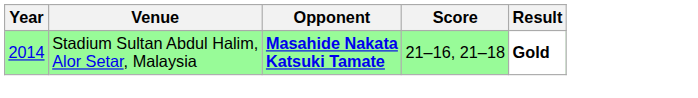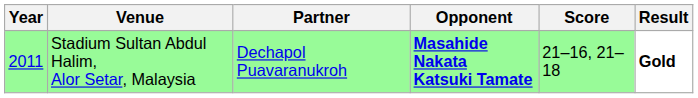+ column: (321, 18)
(26, 53) 2014 -> (26, 62) 2011
